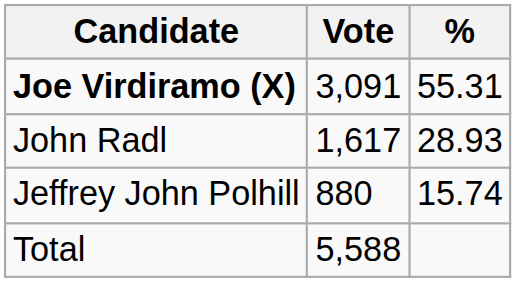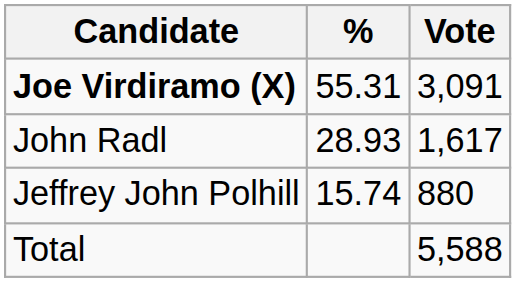columns swapped: (358, 31) <-> (460, 31)
